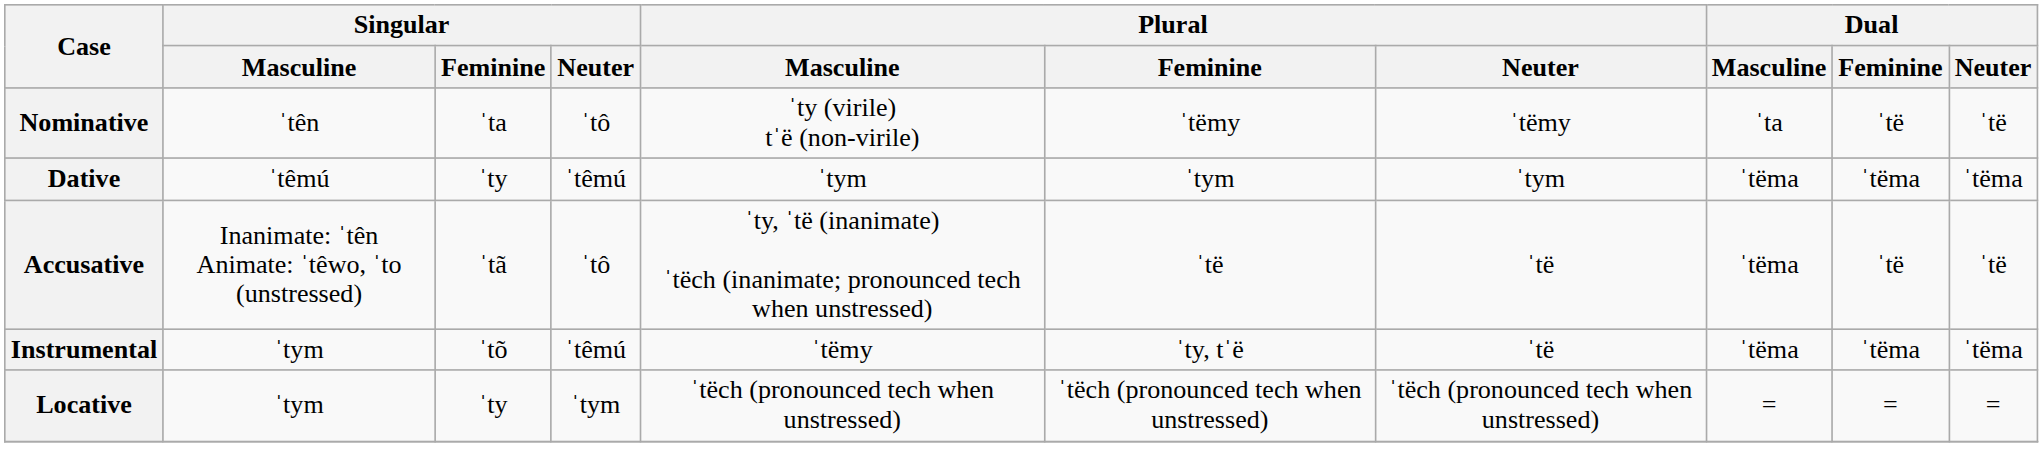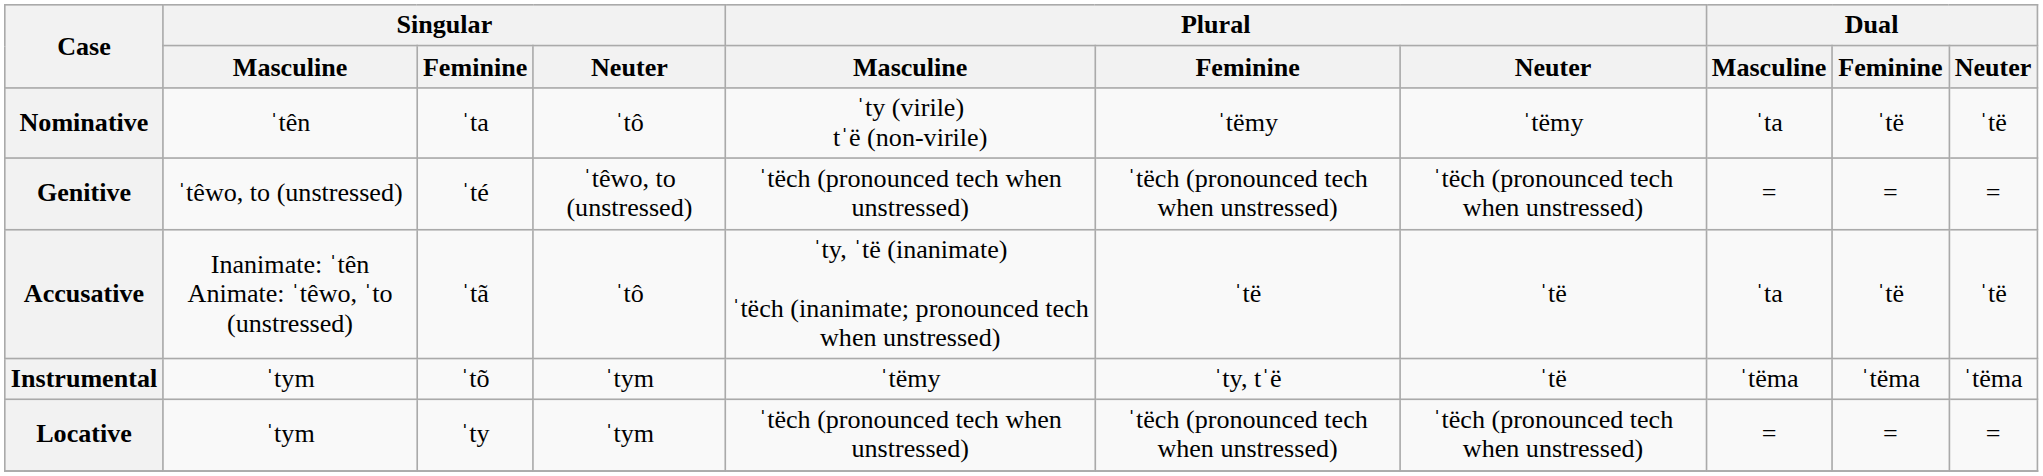+ row: (84, 193)
- row: (84, 178)
(1769, 263) ˈtëma -> (1769, 293) ˈta
(596, 349) ˈtêmú -> (629, 378) ˈtym
